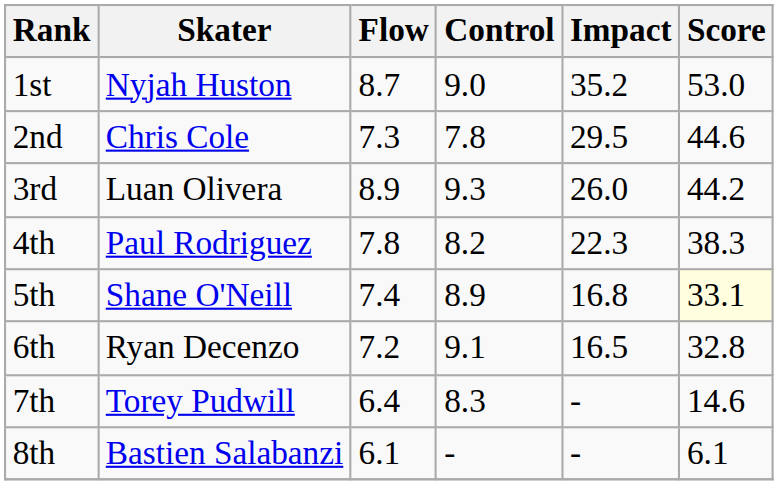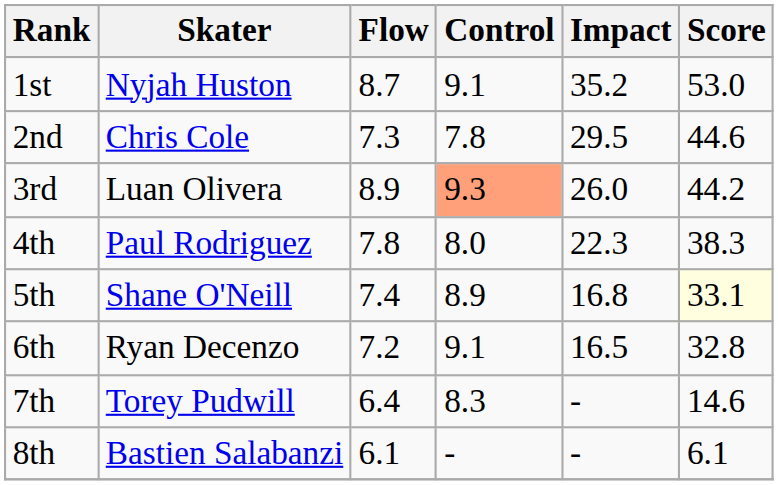(465, 83) 9.0 -> (465, 83) 9.1
(465, 189) no background -> (465, 189) lightsalmon background
(465, 242) 8.2 -> (465, 242) 8.0
